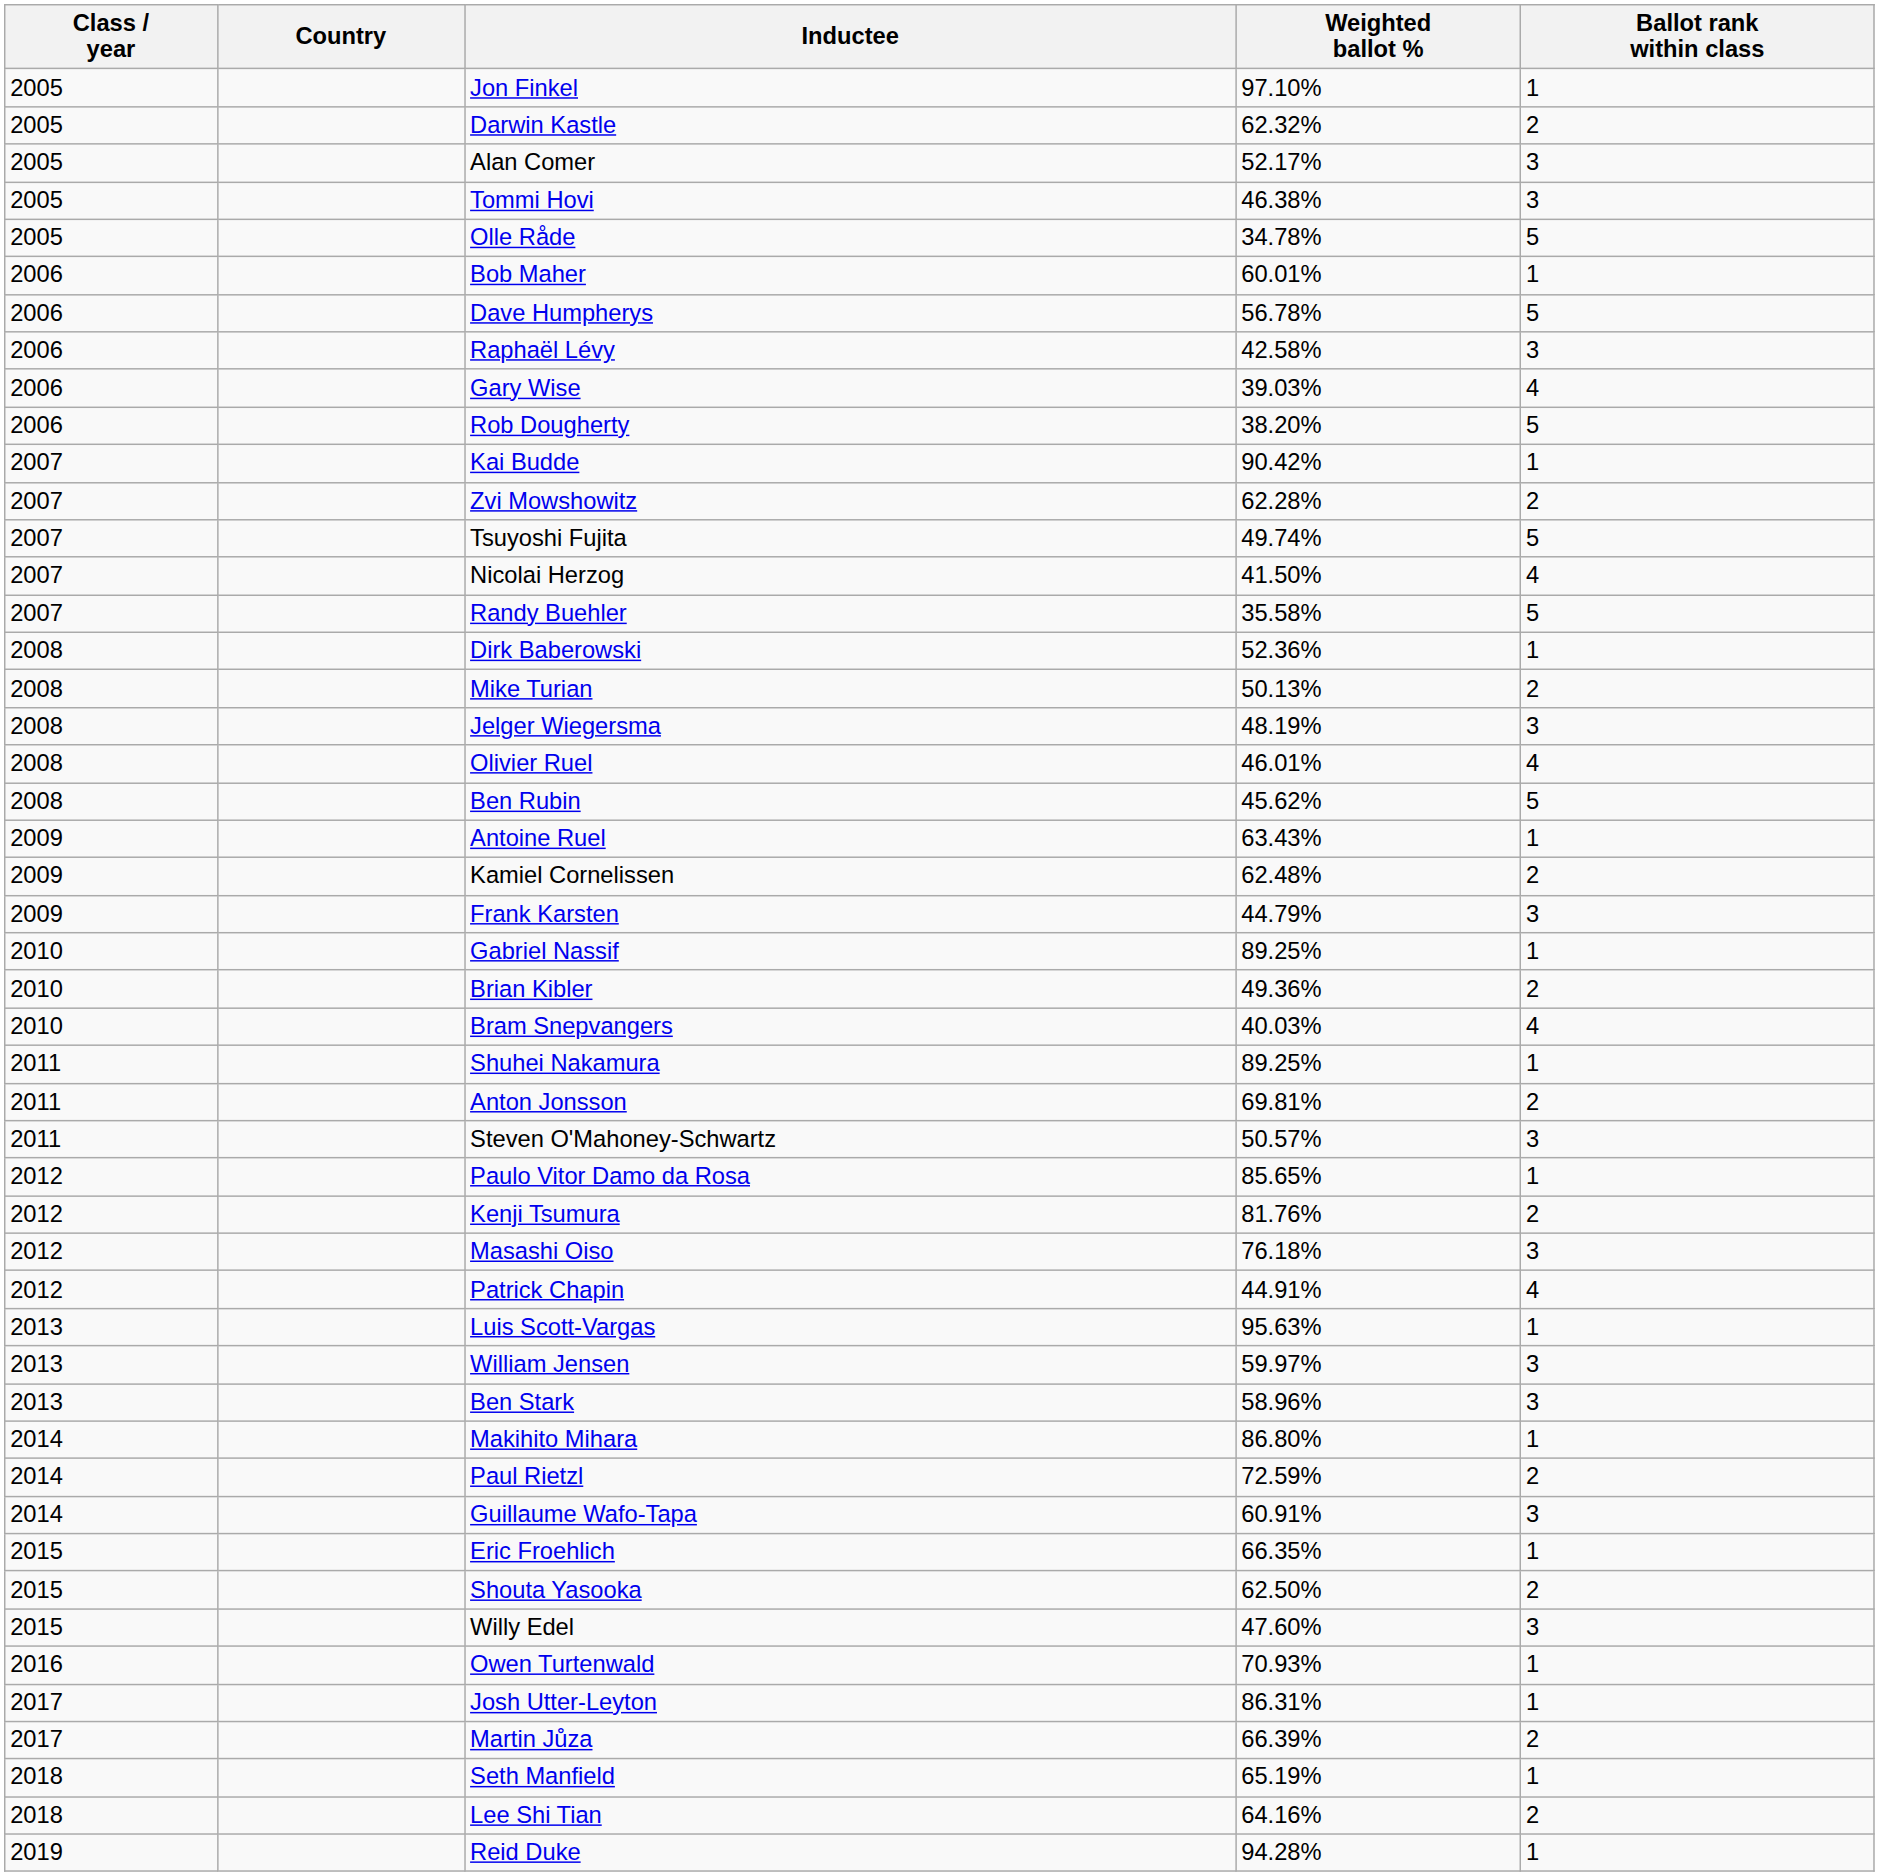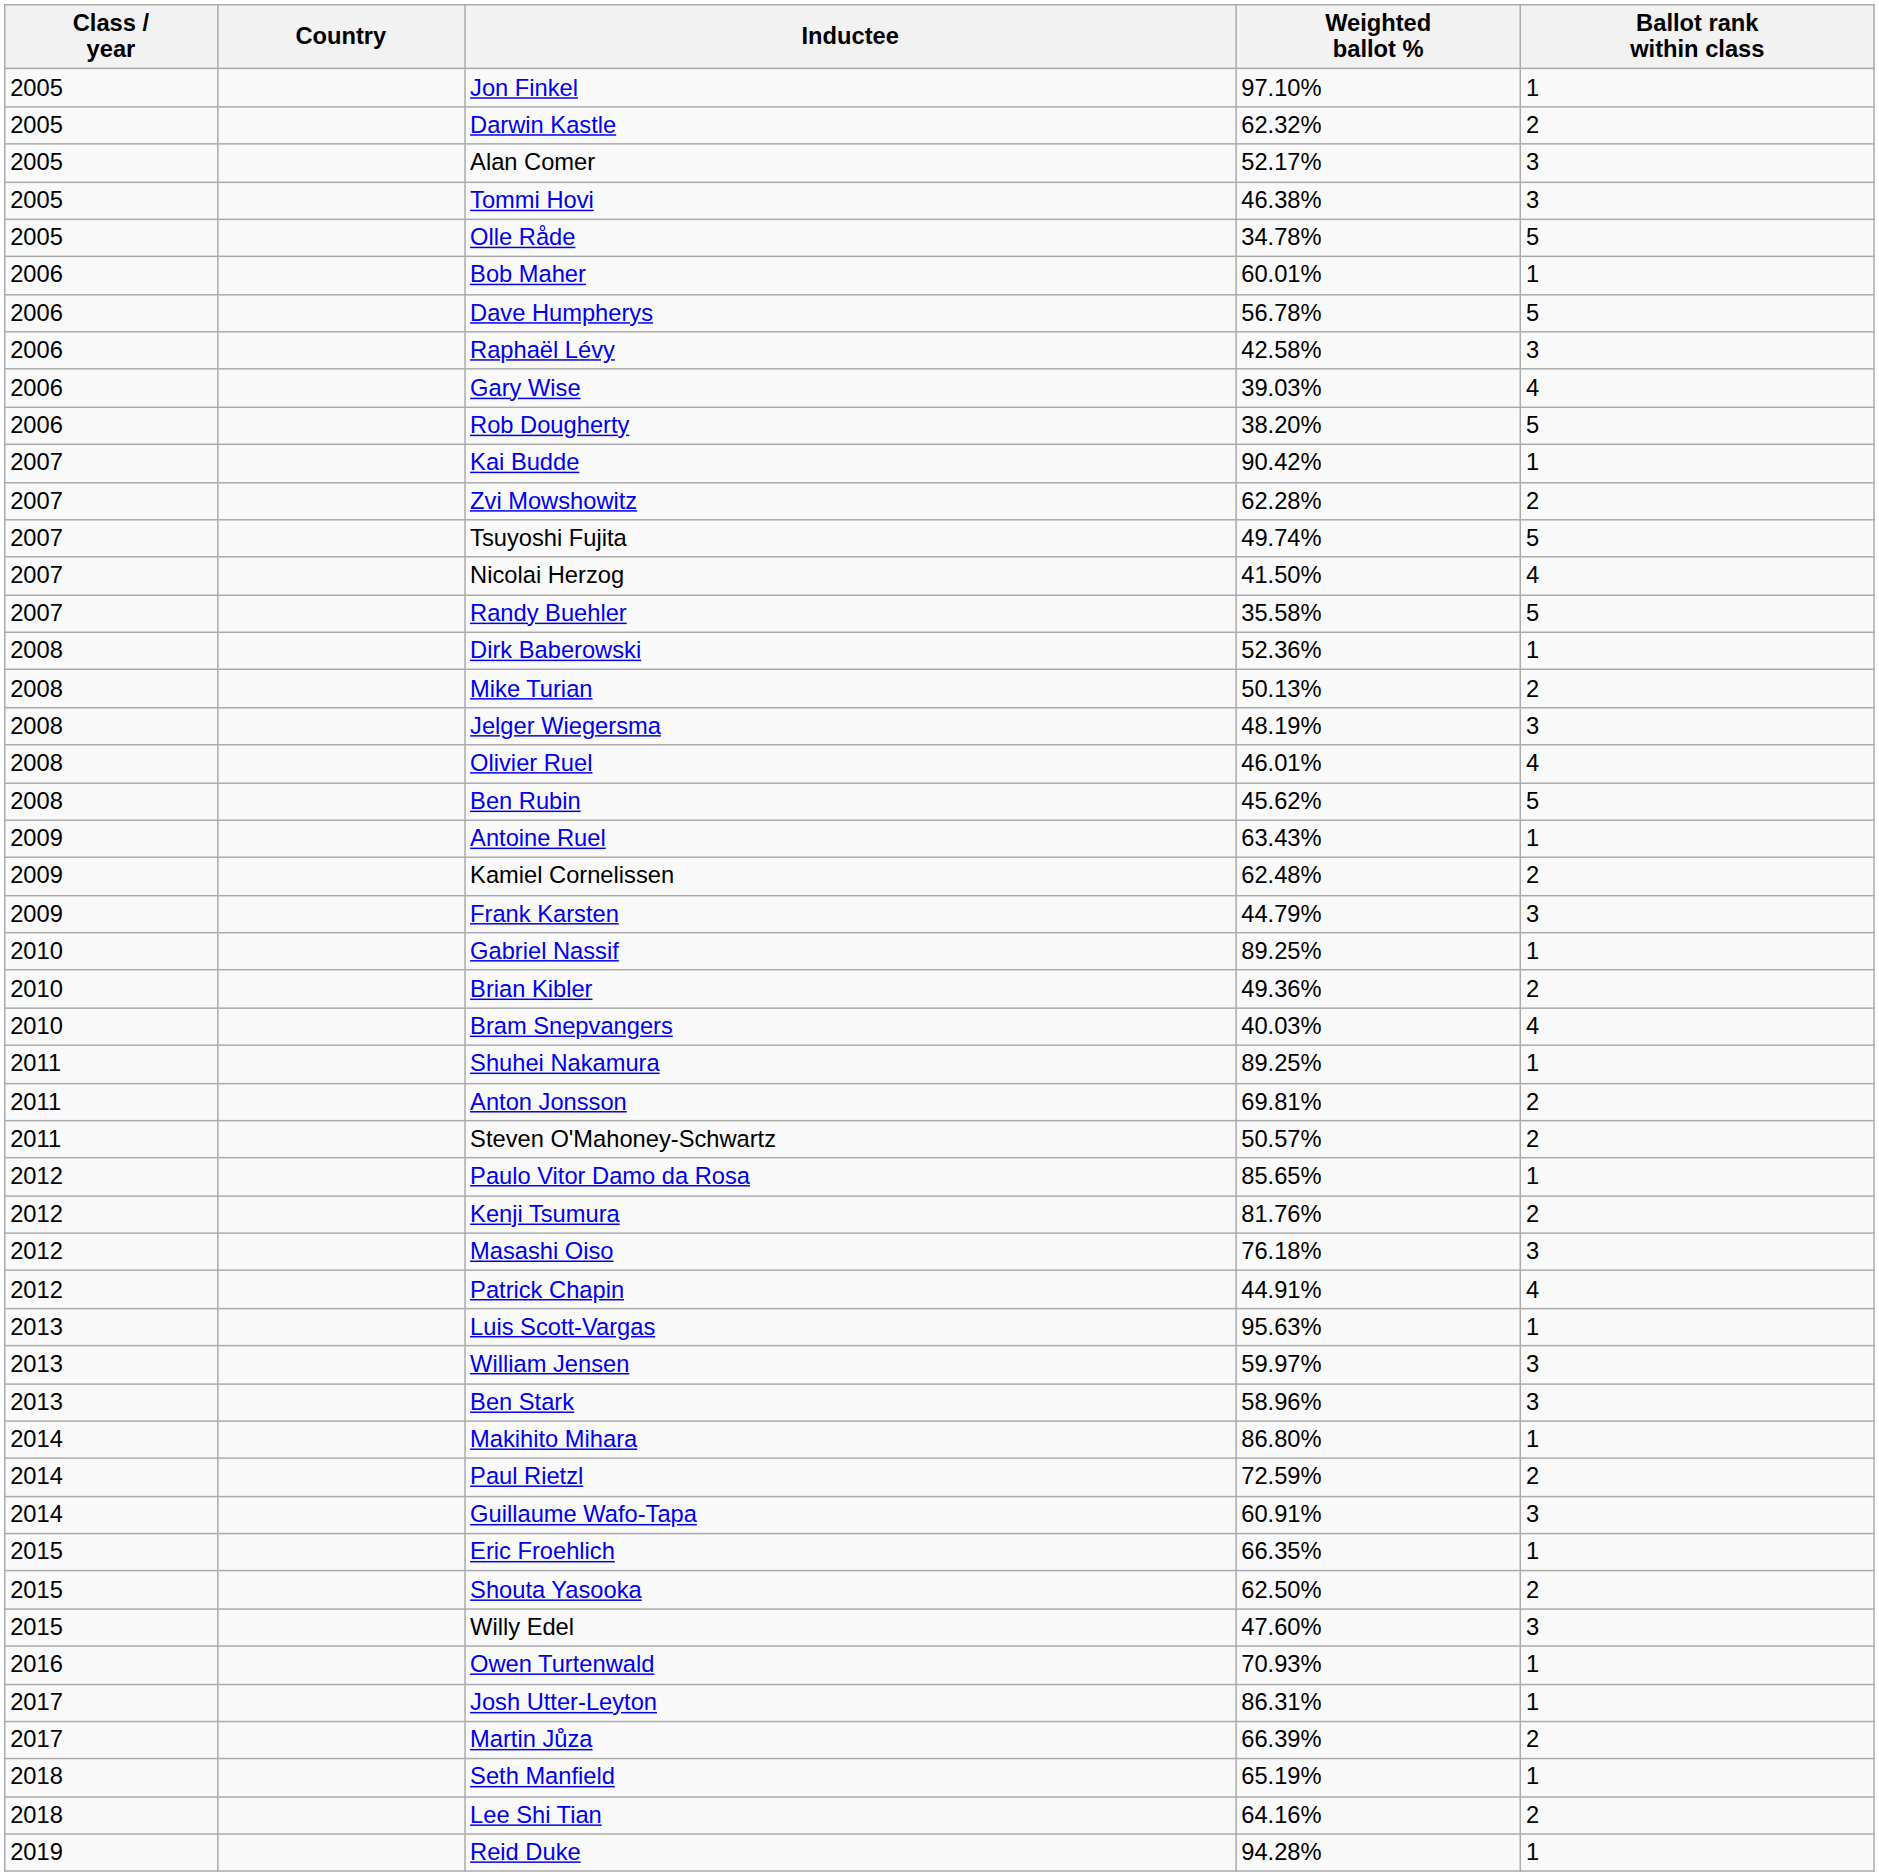(1533, 1139) 3 -> (1533, 1139) 2
